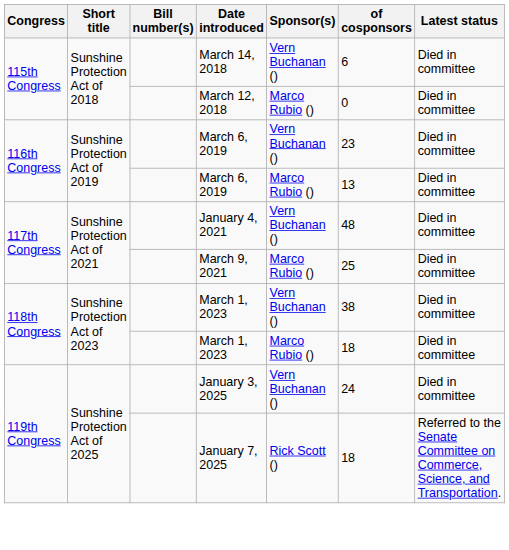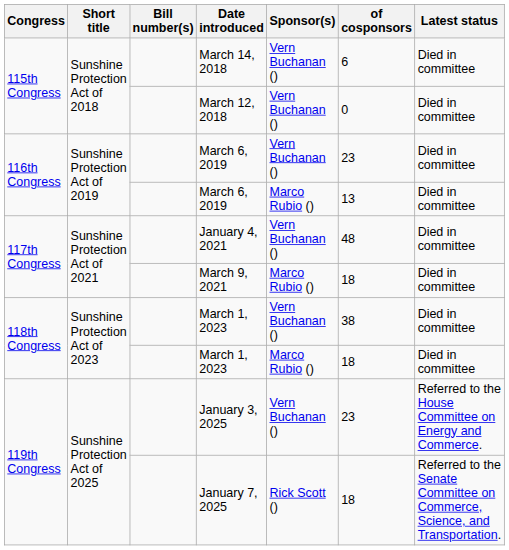(292, 103) Marco Rubio () -> (298, 110) Vern Buchanan ()
(348, 266) 25 -> (348, 280) 18
(348, 389) 24 -> (348, 417) 23
(446, 389) Died in committee -> (459, 417) Referred to the House Committee on Energy and Commerce.
